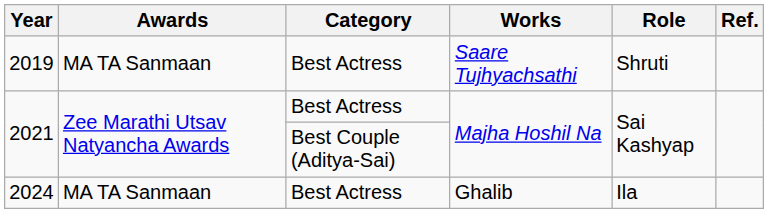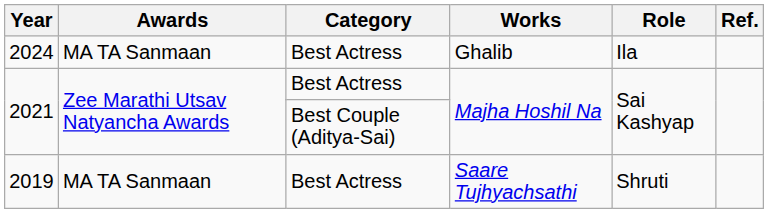rows swapped: (31, 63) <-> (31, 192)
